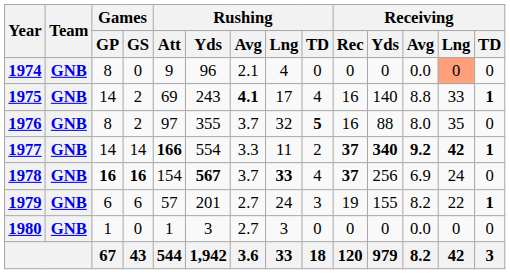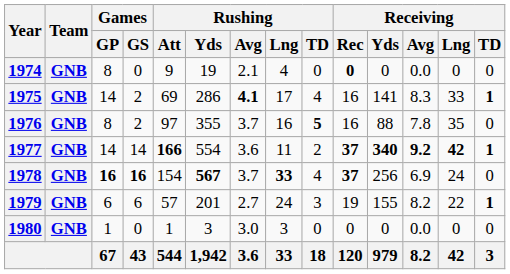(208, 70) 96 -> (208, 70) 19
(350, 70) normal -> (350, 70) bold
(456, 70) lightsalmon background -> (456, 70) no background
(208, 96) 243 -> (208, 96) 286
(385, 96) 140 -> (385, 96) 141
(420, 96) 8.8 -> (420, 96) 8.3
(284, 123) 32 -> (284, 123) 16
(420, 123) 8.0 -> (420, 123) 7.8
(248, 149) 3.3 -> (248, 149) 3.6
(248, 228) 2.7 -> (248, 228) 3.0
